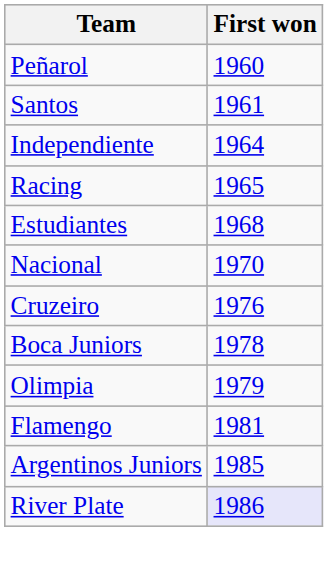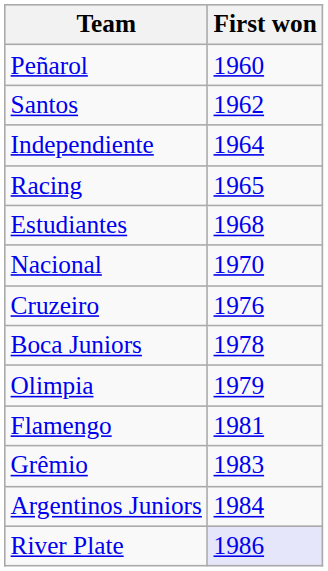(239, 104) 1961 -> (239, 104) 1962
+ row: (49, 465)
(239, 465) 1985 -> (239, 505) 1984
